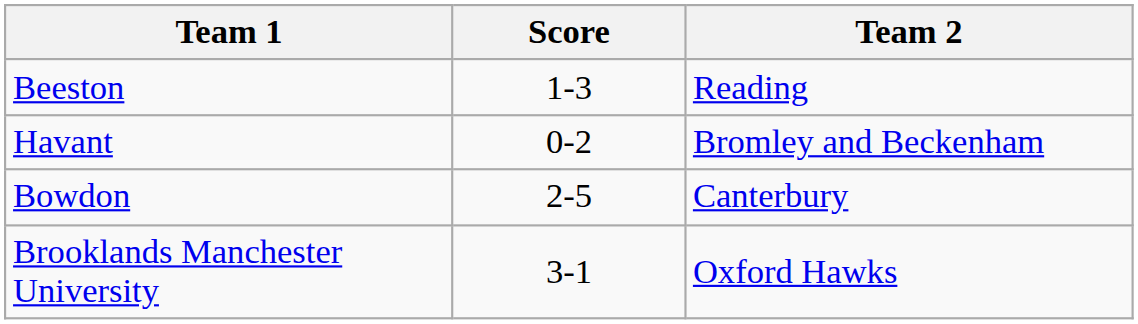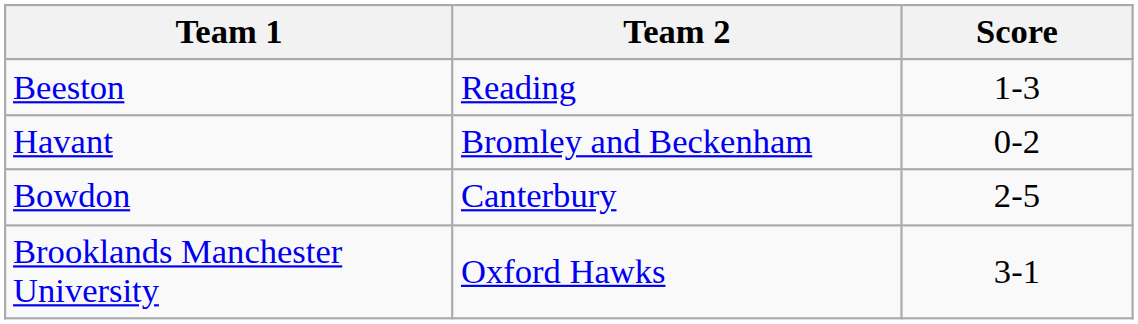columns swapped: (909, 31) <-> (569, 31)
